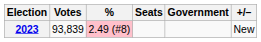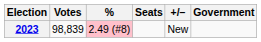columns swapped: (244, 12) <-> (198, 12)
(68, 29) 93,839 -> (68, 29) 98,839
